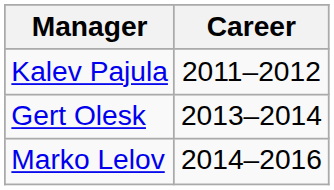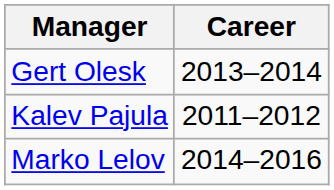rows swapped: (90, 71) <-> (79, 116)
